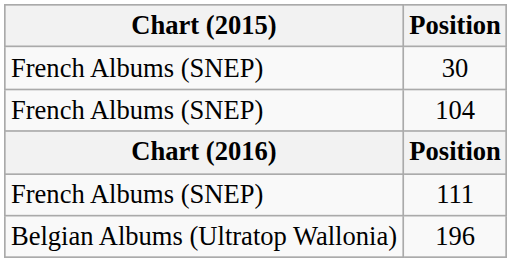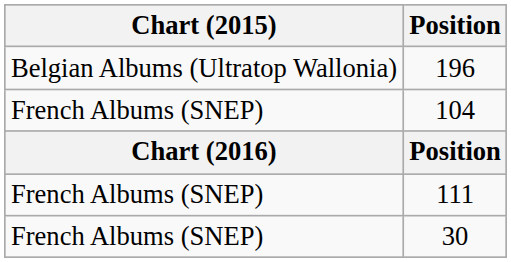rows swapped: (455, 236) <-> (455, 67)
